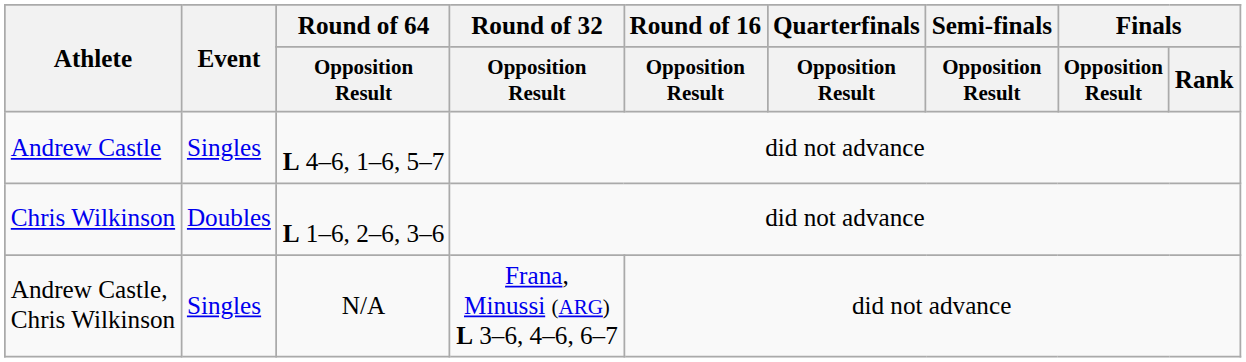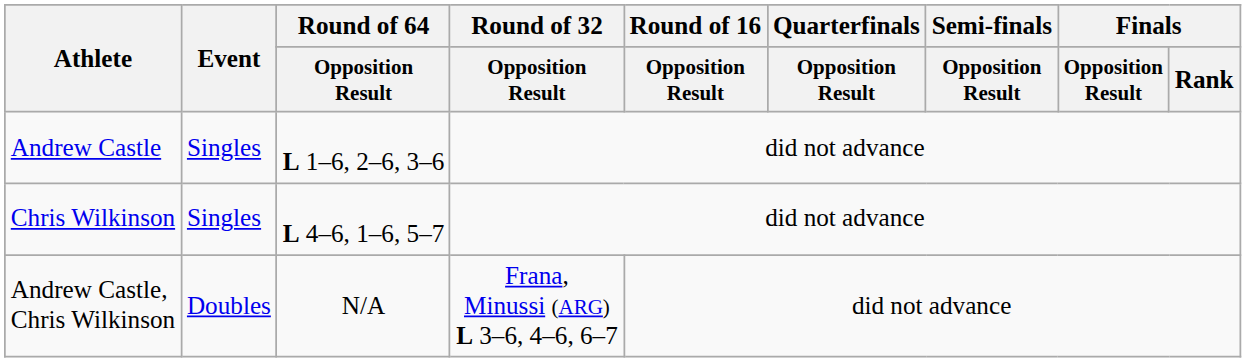(364, 162) L 4–6, 1–6, 5–7 -> (364, 162) L 1–6, 2–6, 3–6
(229, 219) Doubles -> (224, 219) Singles
(364, 234) L 1–6, 2–6, 3–6 -> (364, 234) L 4–6, 1–6, 5–7
(224, 305) Singles -> (229, 305) Doubles
